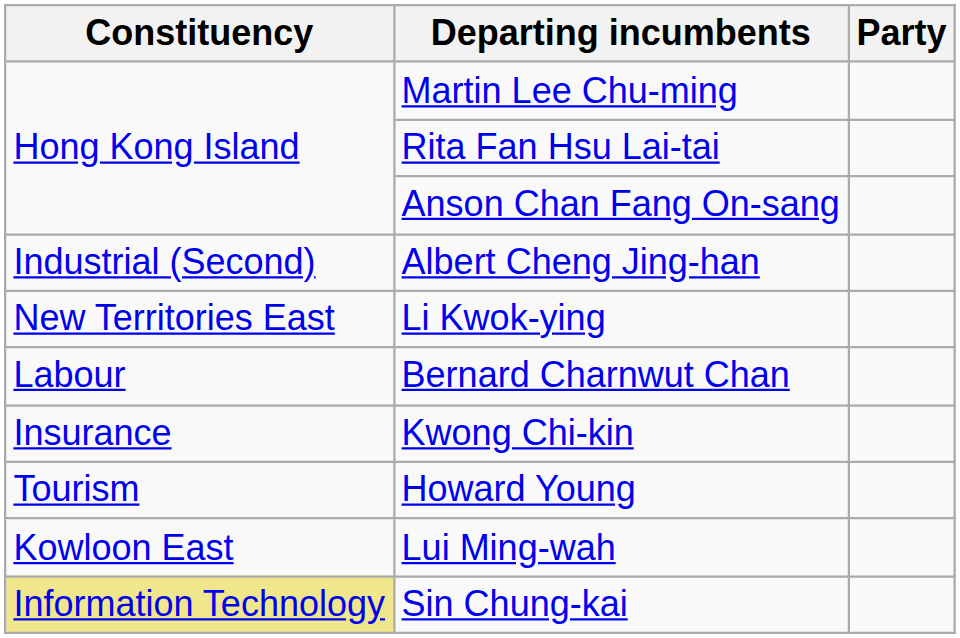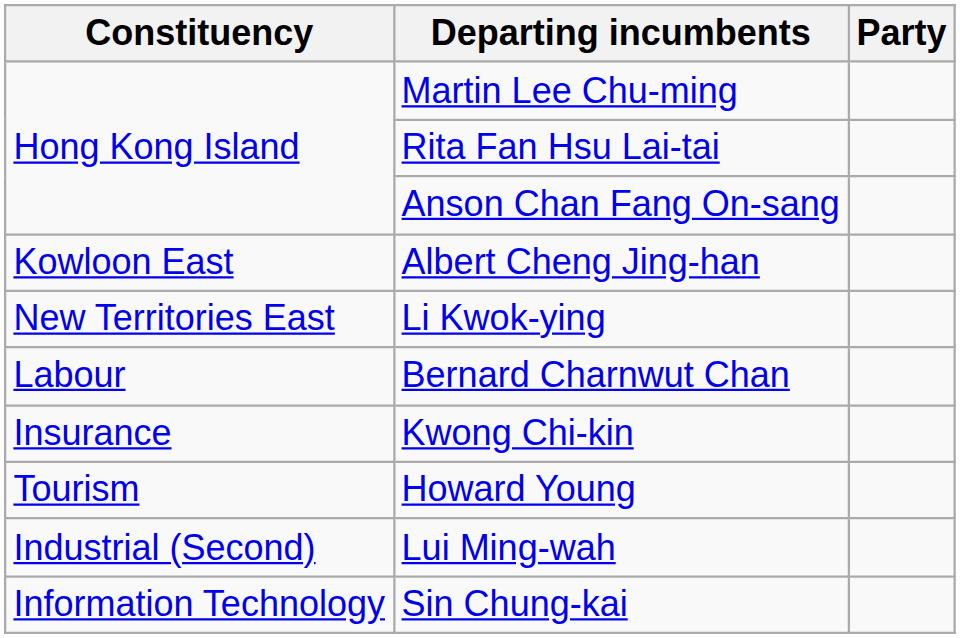(165, 261) Industrial (Second) -> (123, 261) Kowloon East
(123, 546) Kowloon East -> (165, 546) Industrial (Second)
(199, 603) khaki background -> (199, 603) no background
